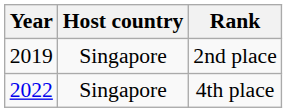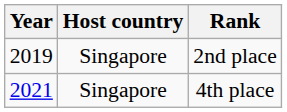(31, 90) 2022 -> (31, 90) 2021
